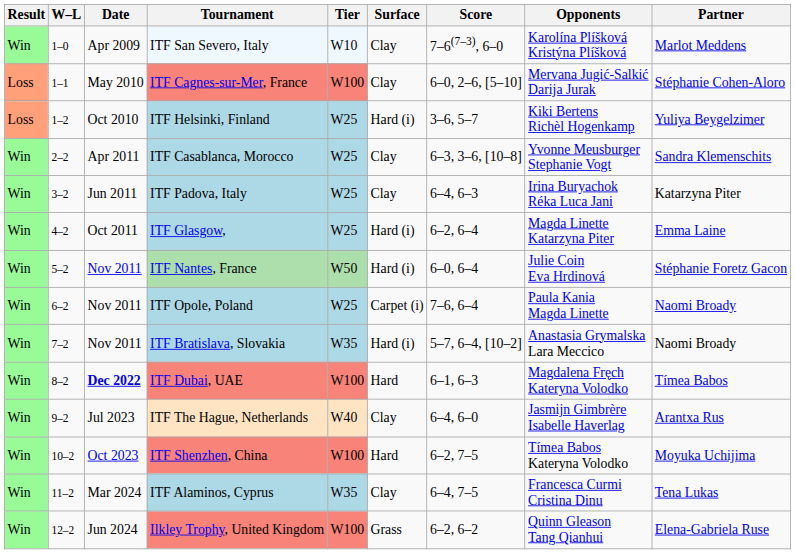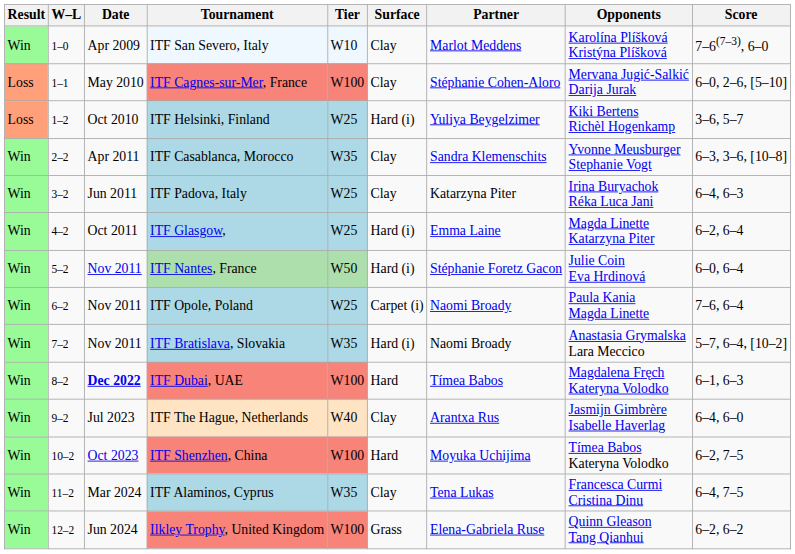columns swapped: (721, 15) <-> (476, 15)
(344, 156) W25 -> (344, 156) W35
